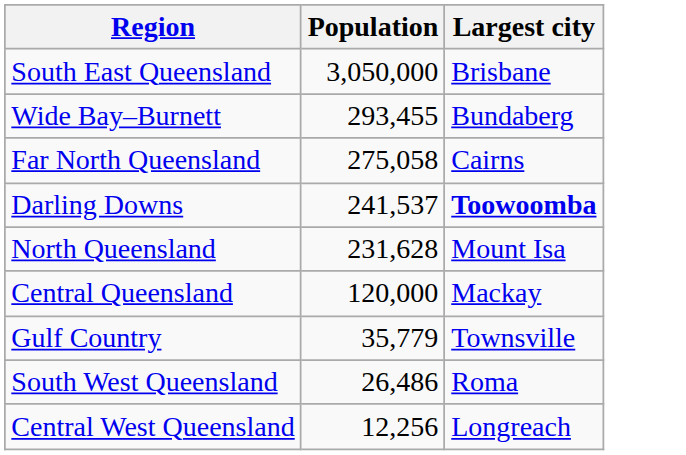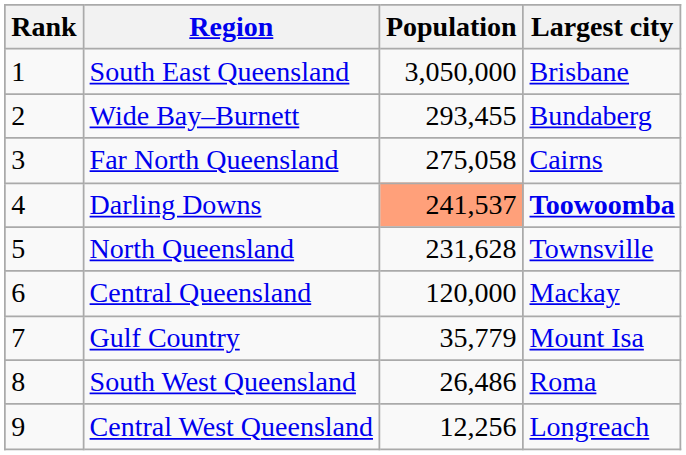+ column: (44, 26)
(393, 204) no background -> (471, 204) lightsalmon background
(508, 248) Mount Isa -> (592, 248) Townsville
(513, 337) Townsville -> (587, 337) Mount Isa
